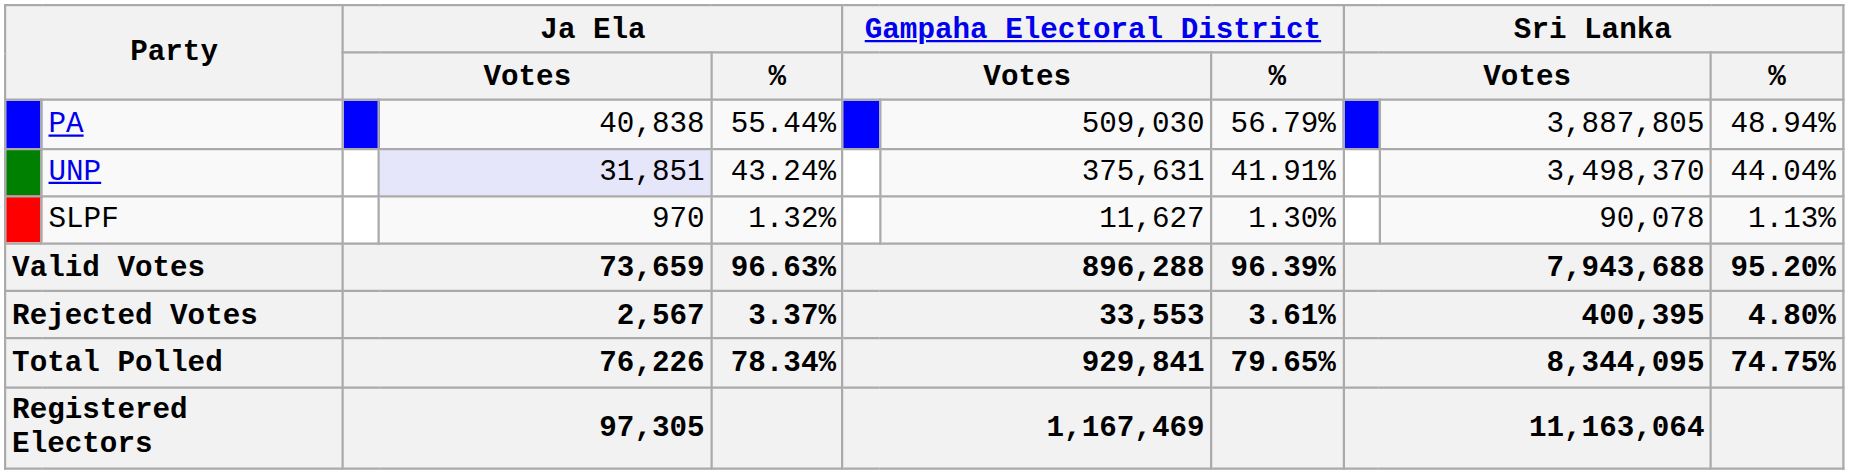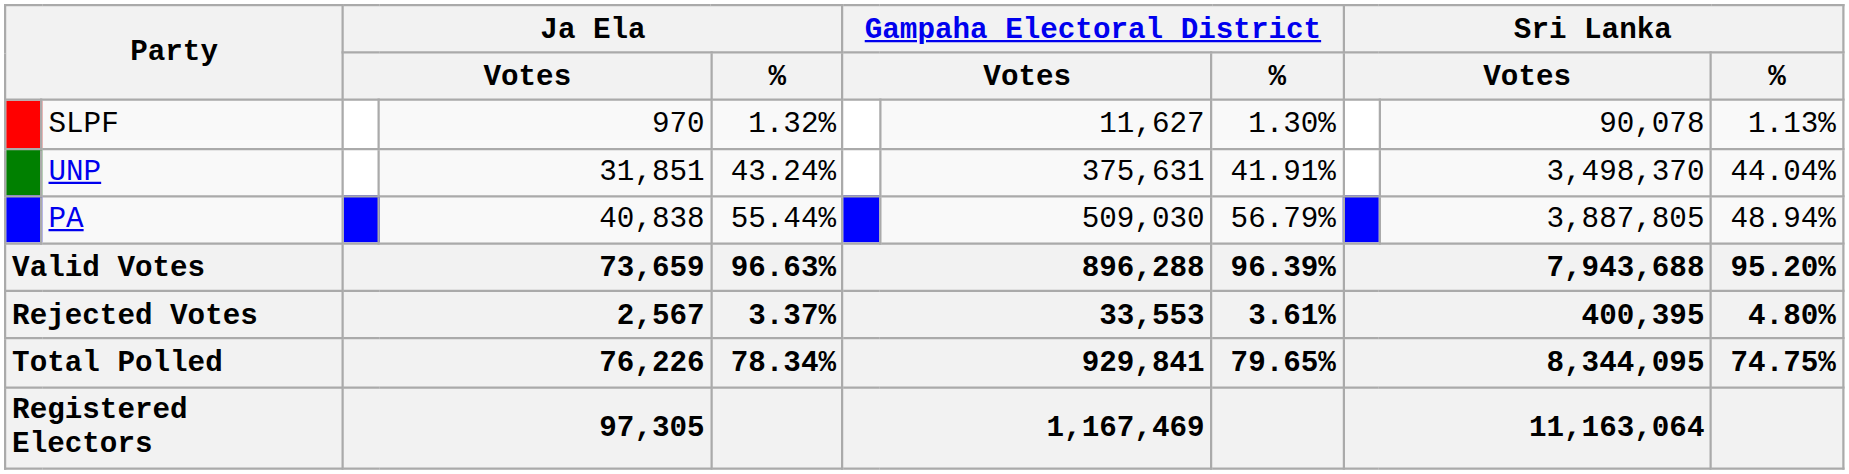rows swapped: (66, 124) <-> (84, 220)
(652, 172) lavender background -> (652, 172) no background
